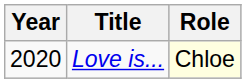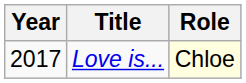(36, 59) 2020 -> (36, 59) 2017
